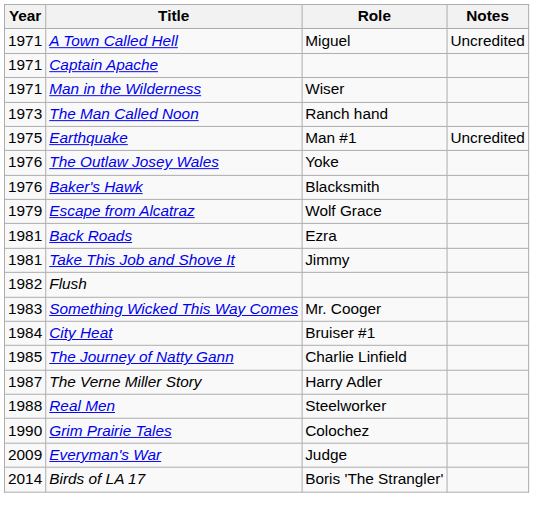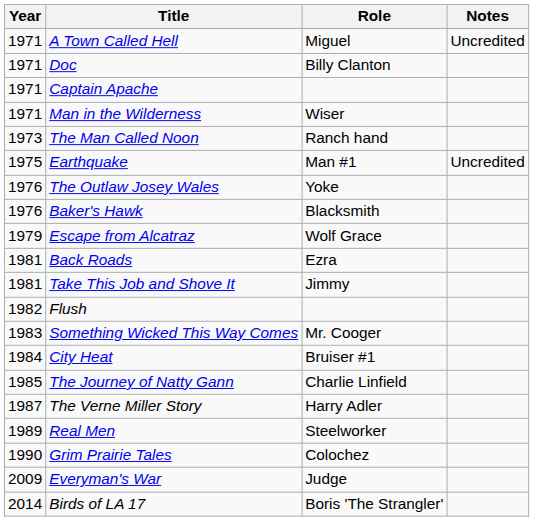+ row: (63, 65)
(25, 406) 1988 -> (25, 430) 1989
